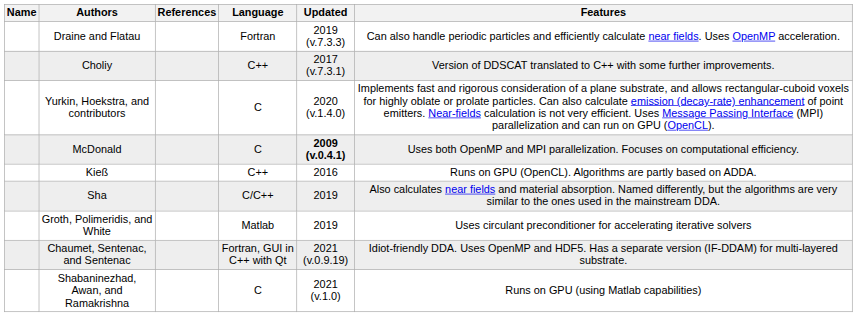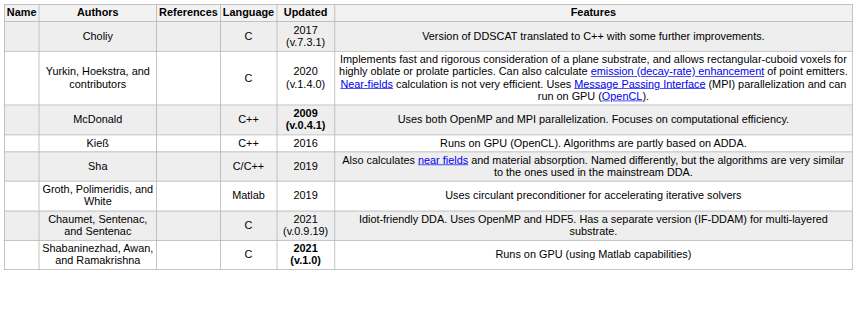- row: (97, 36)
(258, 65) C++ -> (248, 36) C
(258, 149) C -> (248, 119) C++
(258, 255) Fortran, GUI in C++ with Qt -> (248, 225) C
(326, 290) normal -> (306, 255) bold
